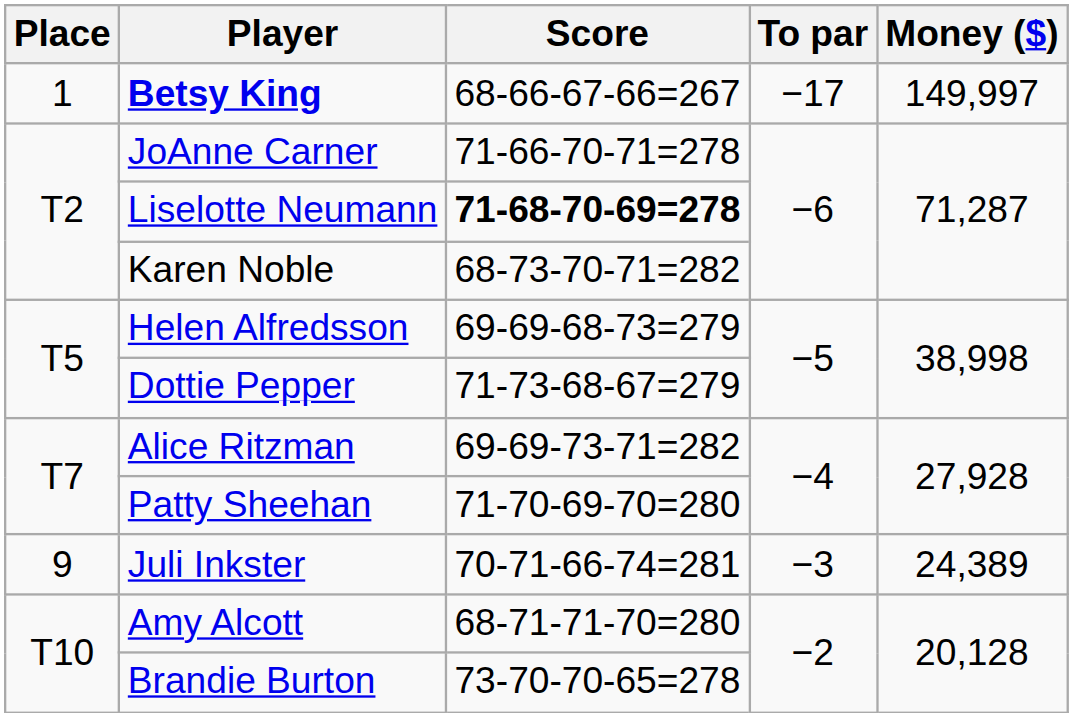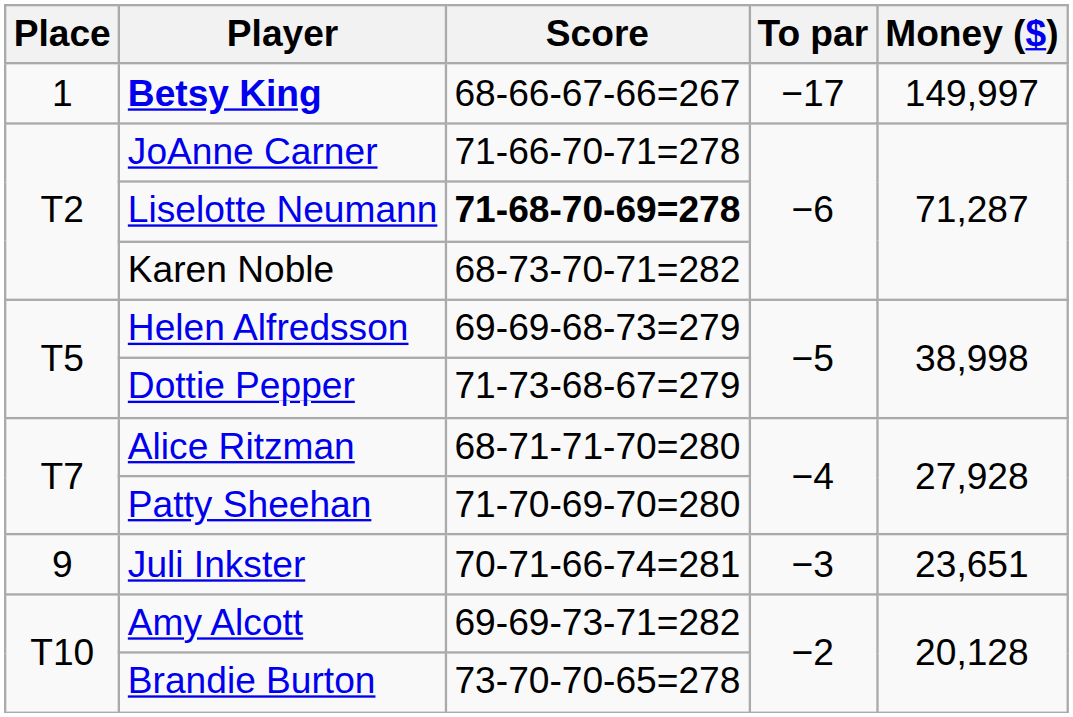(597, 446) 69-69-73-71=282 -> (597, 446) 68-71-71-70=280
(972, 563) 24,389 -> (972, 563) 23,651
(597, 622) 68-71-71-70=280 -> (597, 622) 69-69-73-71=282
